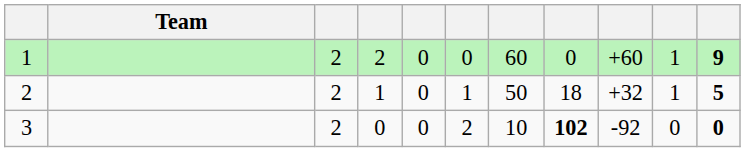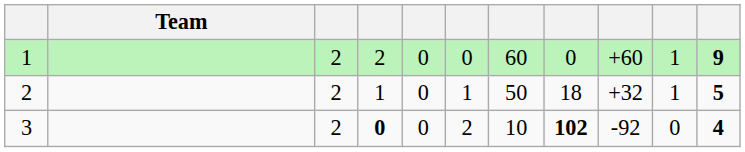(380, 127) normal -> (380, 127) bold
(718, 127) 0 -> (718, 127) 4
